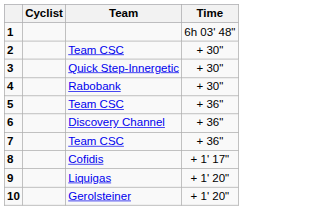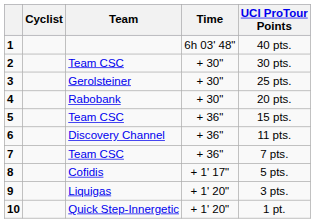+ column: (274, 20)
(124, 68) Quick Step-Innergetic -> (100, 81) Gerolsteiner
(100, 196) Gerolsteiner -> (124, 209) Quick Step-Innergetic
